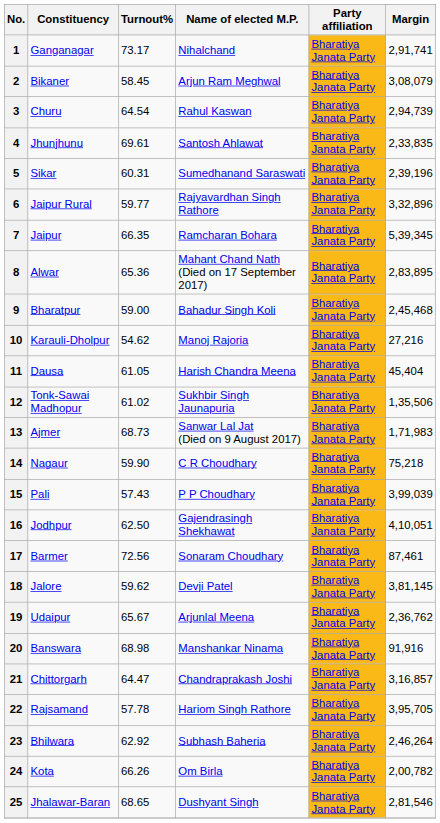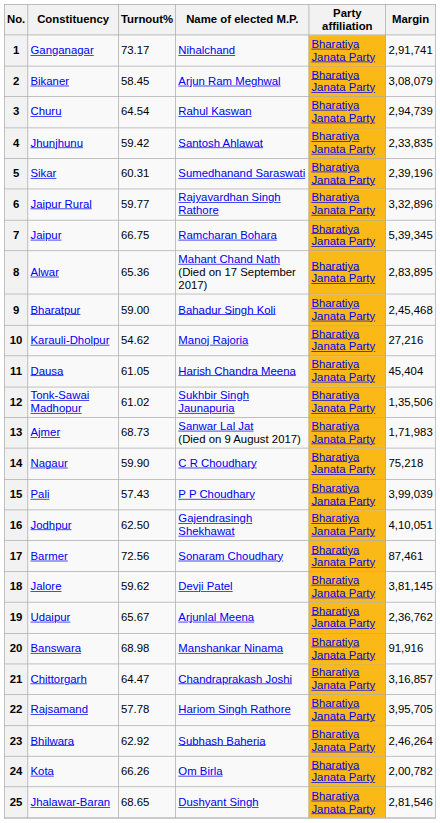(135, 143) 69.61 -> (135, 143) 59.42
(135, 235) 66.35 -> (135, 235) 66.75
